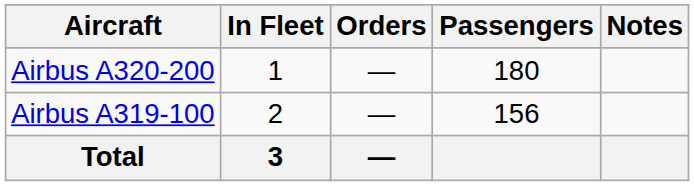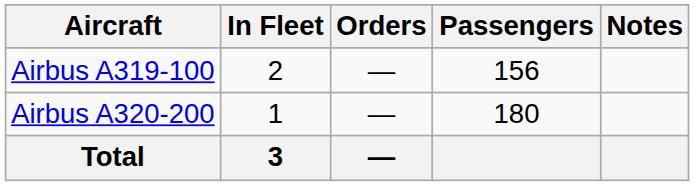rows swapped: (113, 113) <-> (113, 69)
